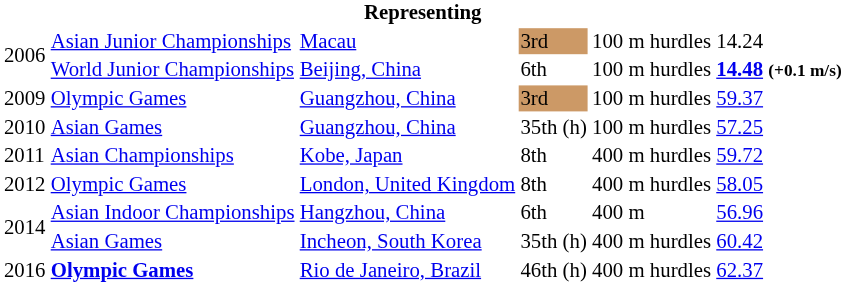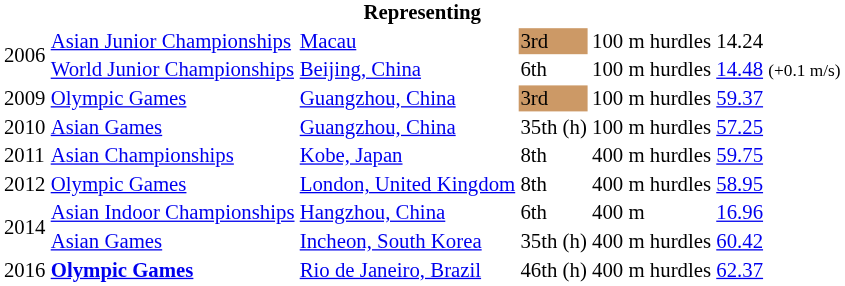(779, 69) bold -> (778, 69) normal
(740, 155) 59.72 -> (740, 155) 59.75
(740, 184) 58.05 -> (740, 184) 58.95
(740, 212) 56.96 -> (740, 212) 16.96
